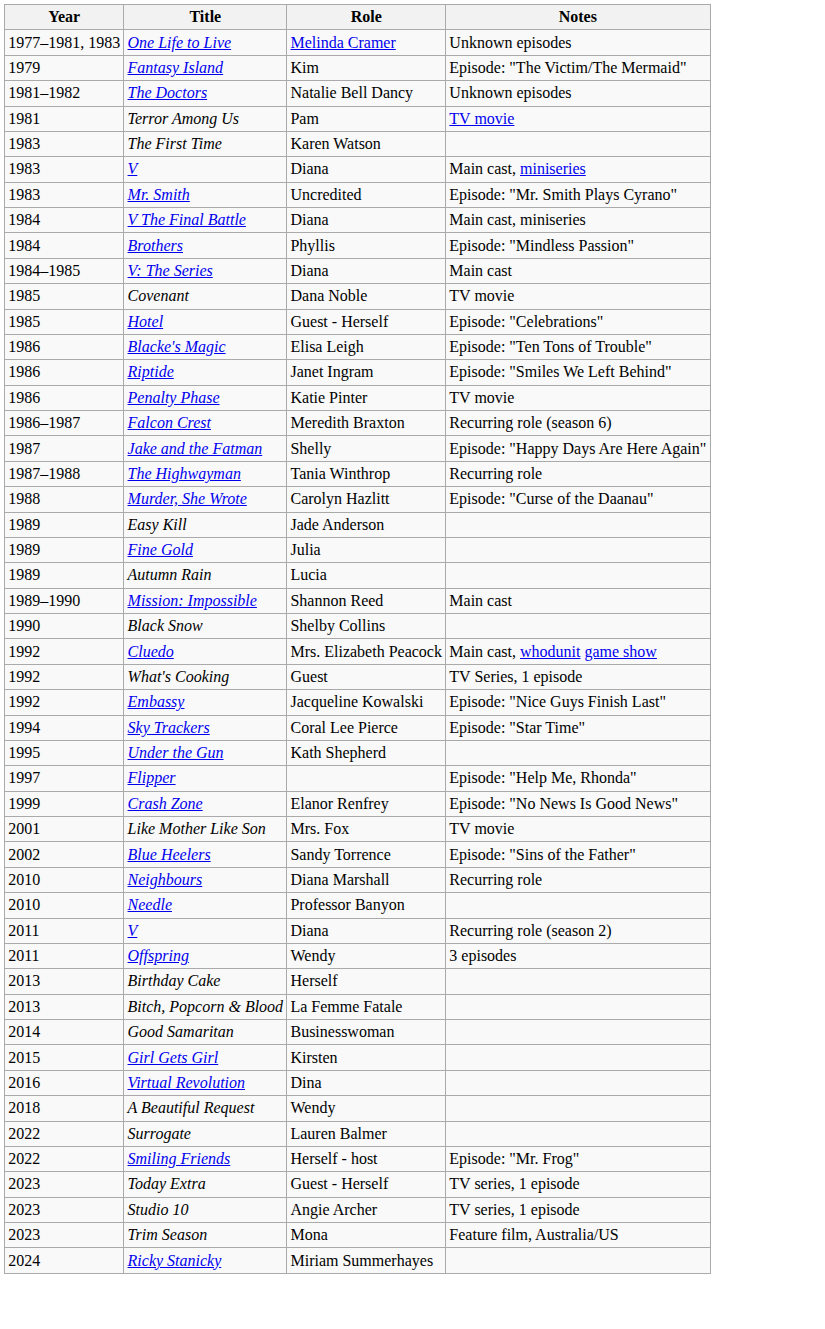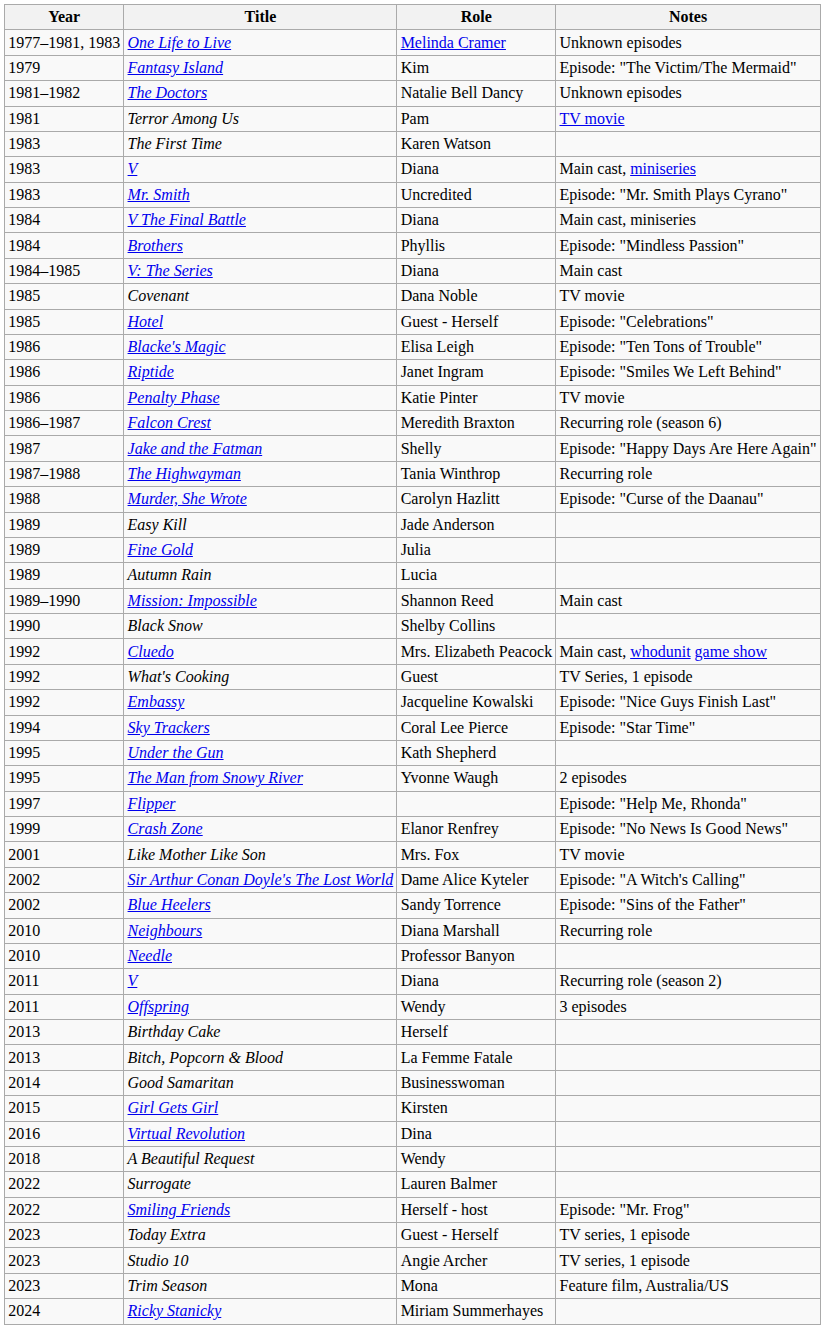+ row: (24, 778)
+ row: (24, 879)
